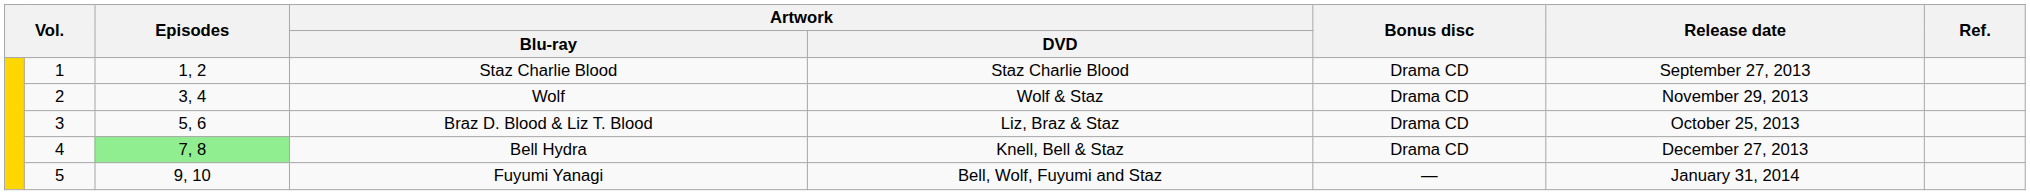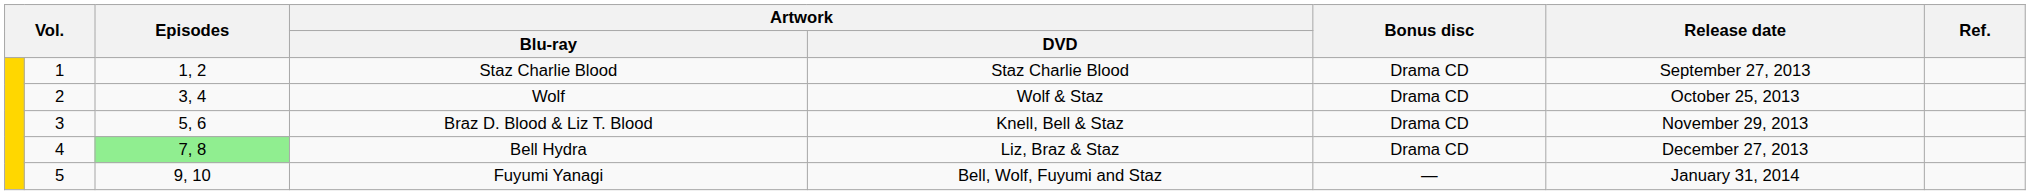(1735, 96) November 29, 2013 -> (1735, 96) October 25, 2013
(1060, 123) Liz, Braz & Staz -> (1060, 123) Knell, Bell & Staz
(1735, 123) October 25, 2013 -> (1735, 123) November 29, 2013
(1060, 149) Knell, Bell & Staz -> (1060, 149) Liz, Braz & Staz
